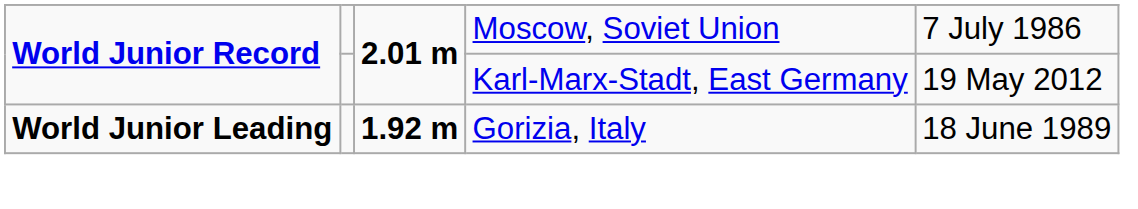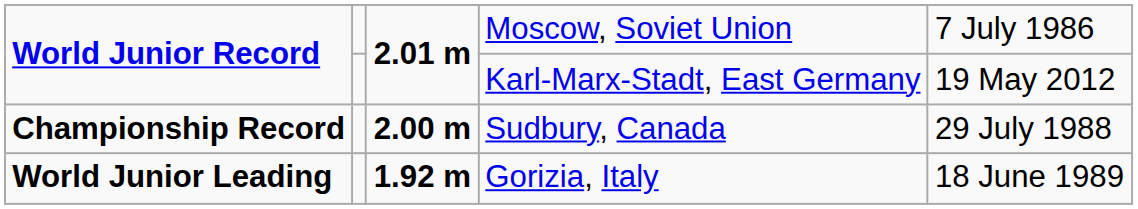+ row: (179, 128)
